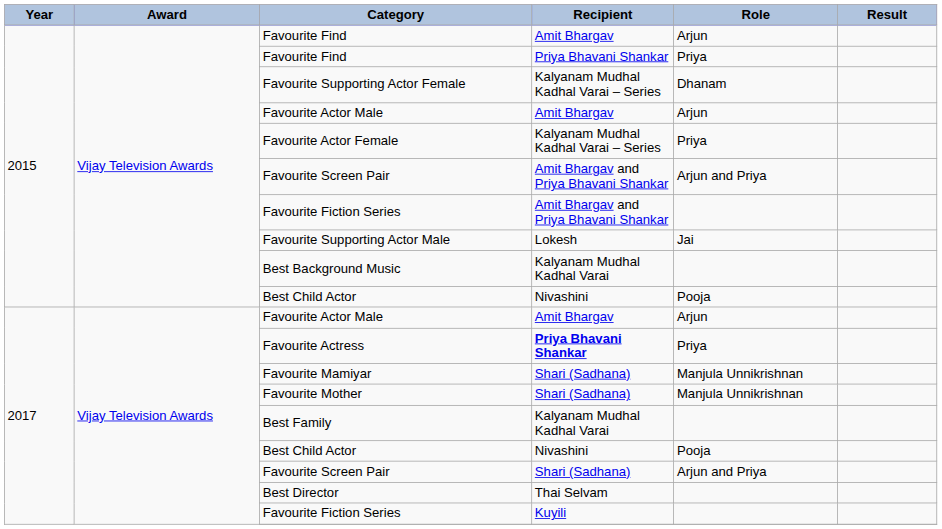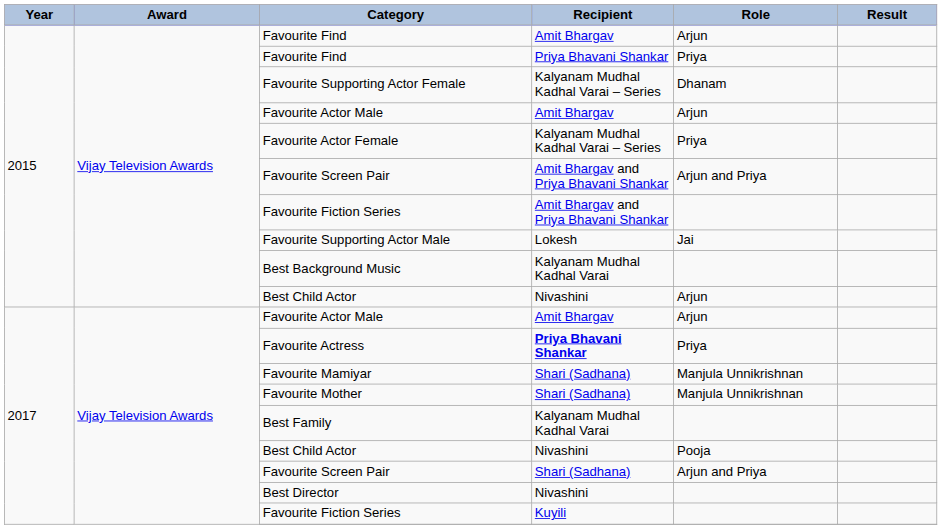(694, 296) Pooja -> (692, 296) Arjun
(571, 492) Thai Selvam -> (561, 492) Nivashini
